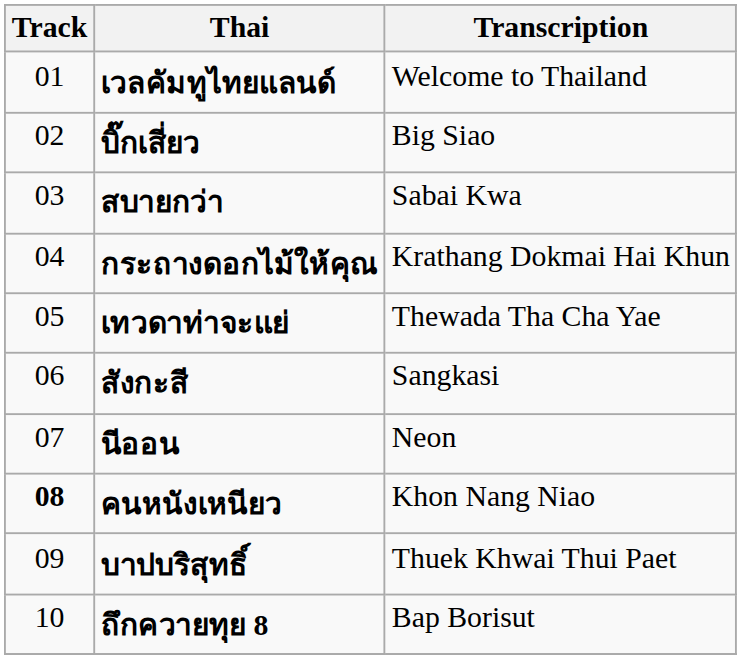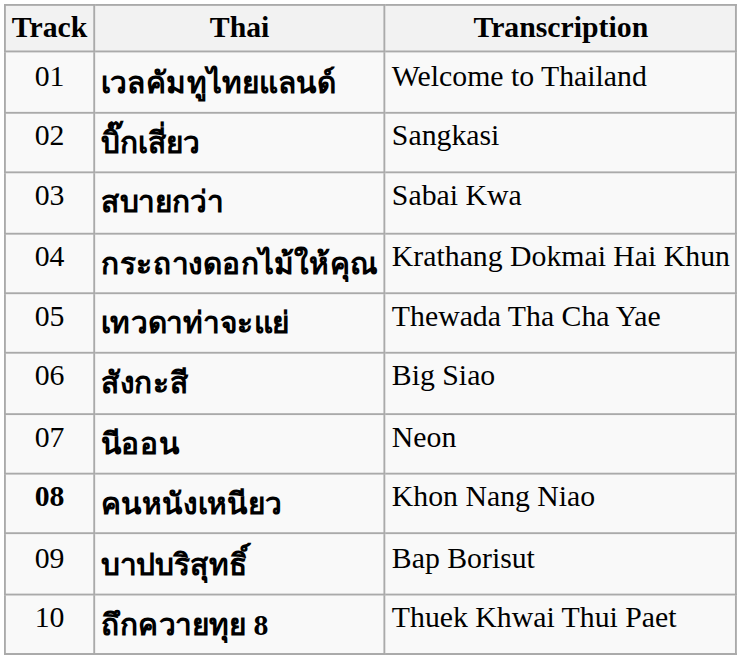(444, 135) Big Siao -> (446, 135) Sangkasi
(446, 376) Sangkasi -> (444, 376) Big Siao
(534, 557) Thuek Khwai Thui Paet -> (463, 557) Bap Borisut
(463, 617) Bap Borisut -> (534, 617) Thuek Khwai Thui Paet
